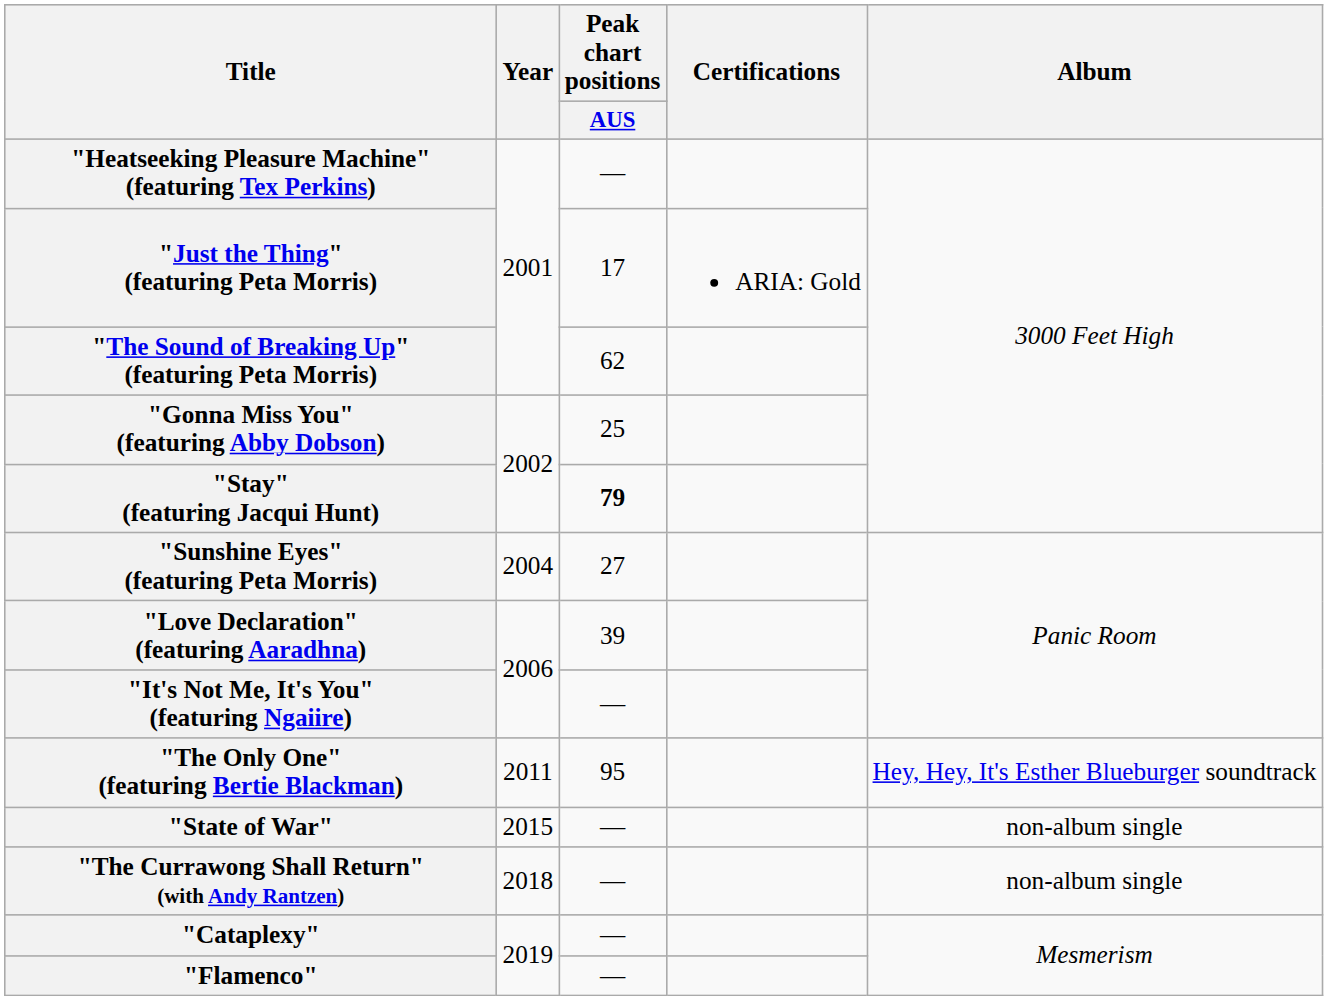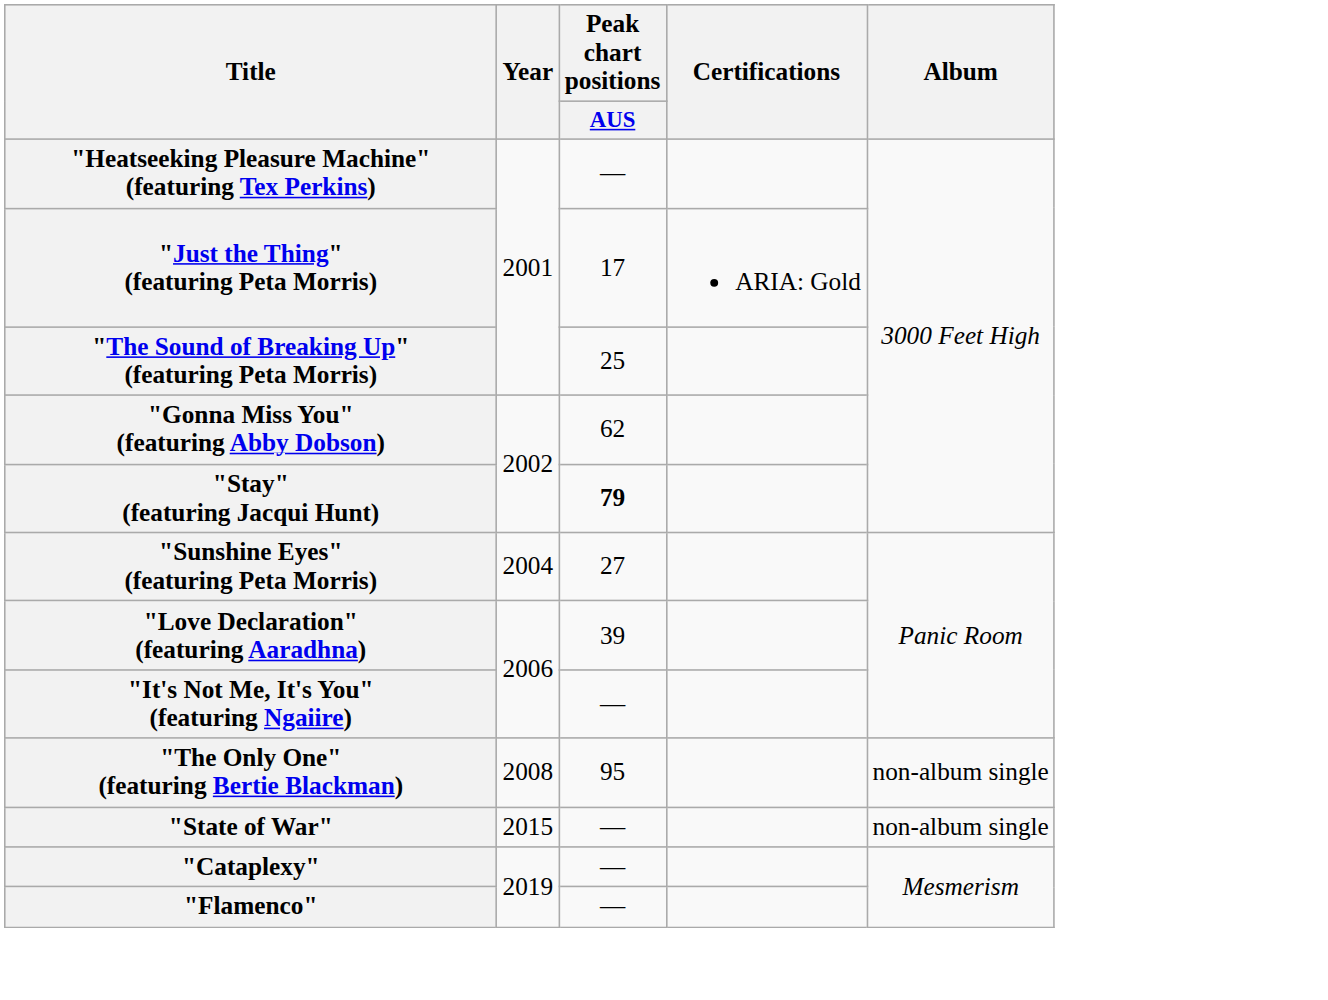(613, 360) 62 -> (613, 360) 25
(613, 429) 25 -> (613, 429) 62
(528, 772) 2011 -> (528, 772) 2008
(1094, 772) Hey, Hey, It's Esther Blueburger soundtrack -> (961, 772) non-album single
- row: (251, 880)
